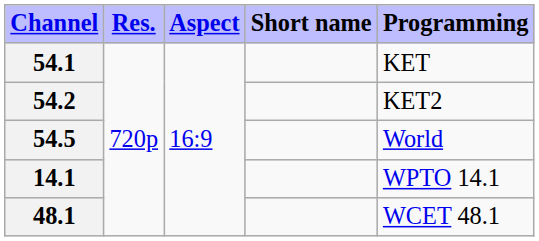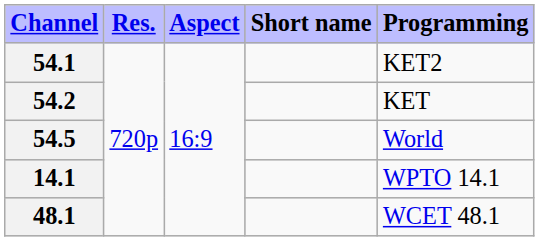(407, 62) KET -> (413, 62) KET2
(413, 100) KET2 -> (407, 100) KET
